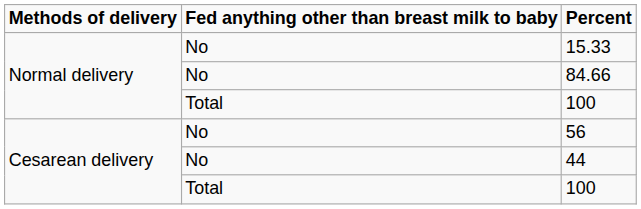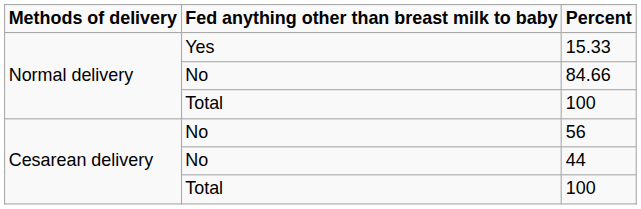(197, 47) No -> (200, 47) Yes
